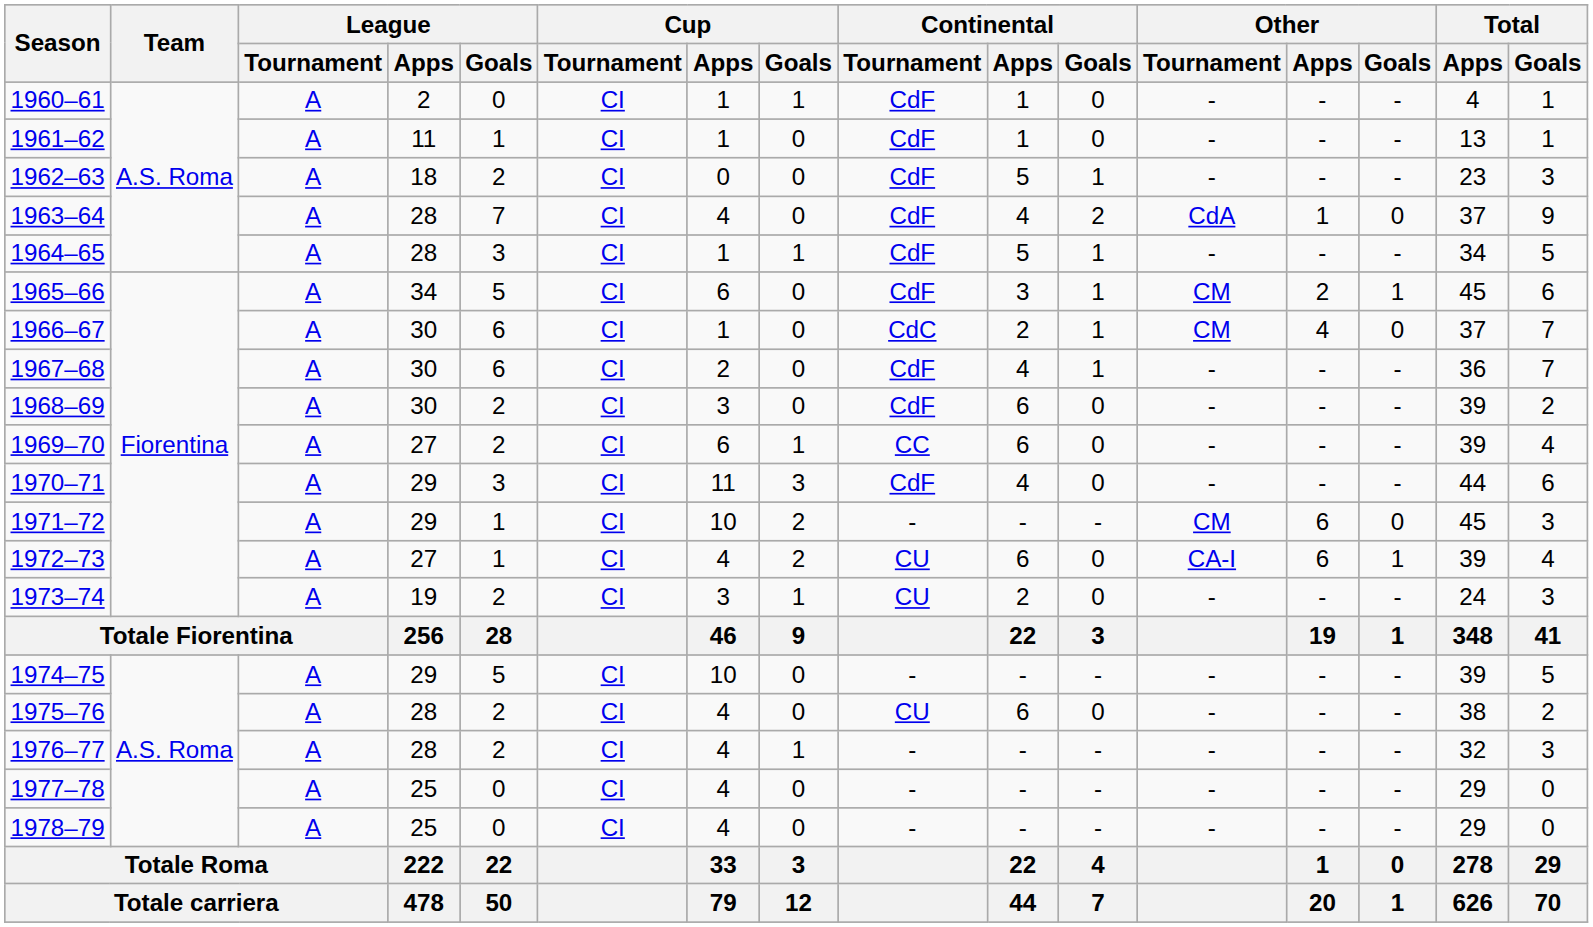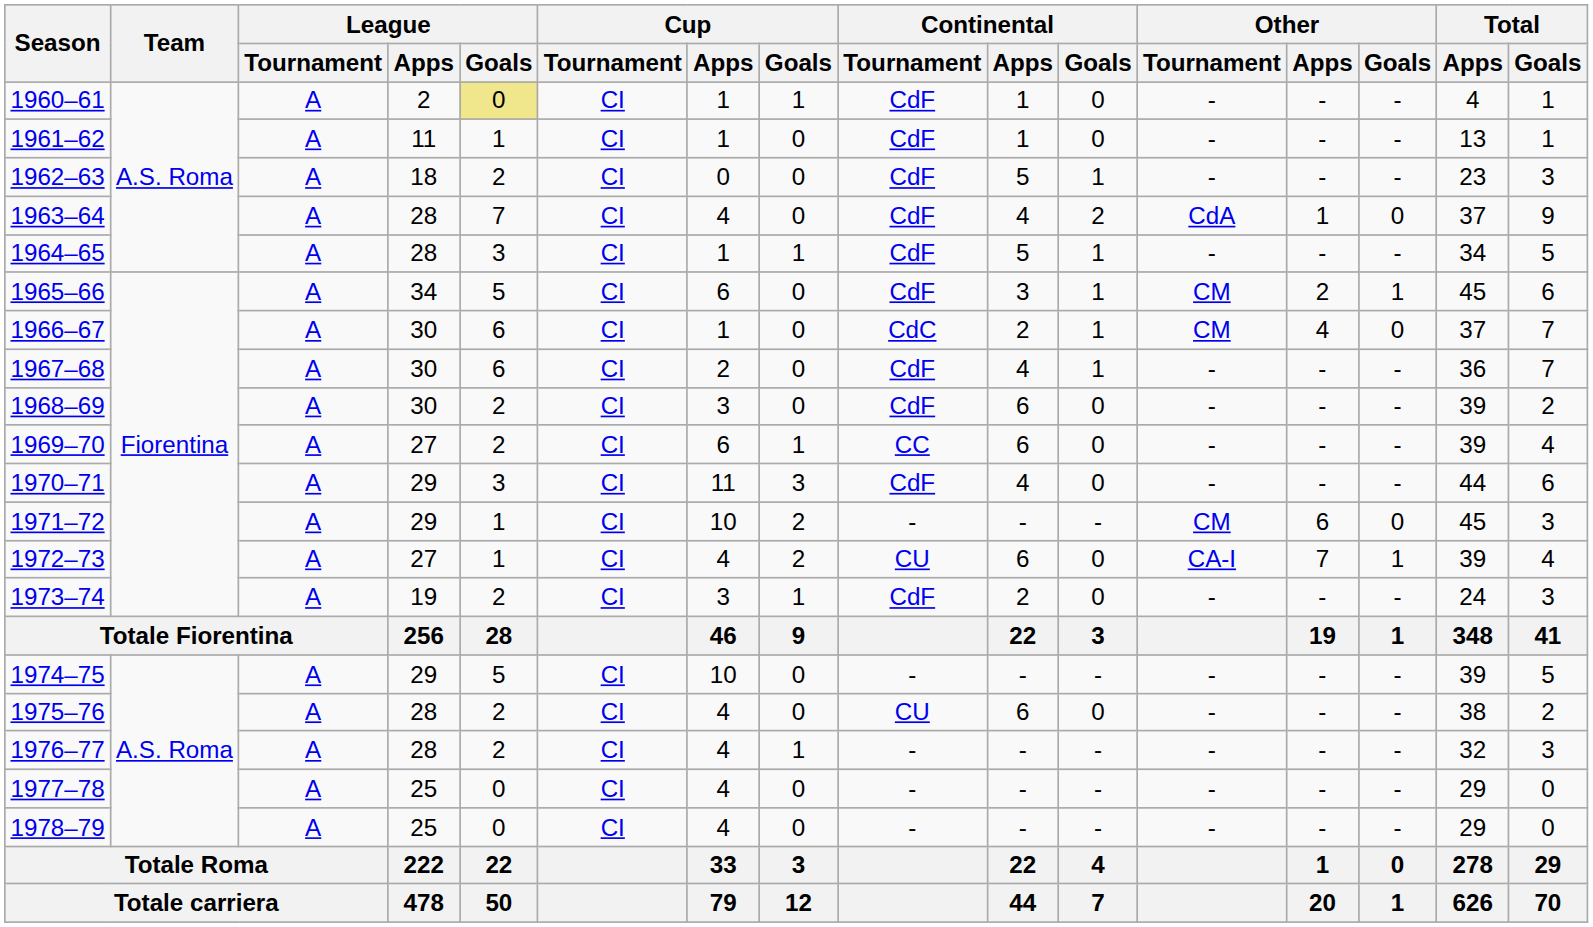(499, 101) no background -> (499, 101) khaki background
(1322, 559) 6 -> (1322, 559) 7
(912, 598) CU -> (912, 598) CdF
